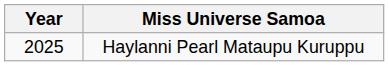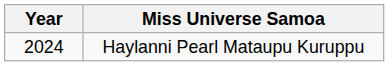(44, 47) 2025 -> (44, 47) 2024
